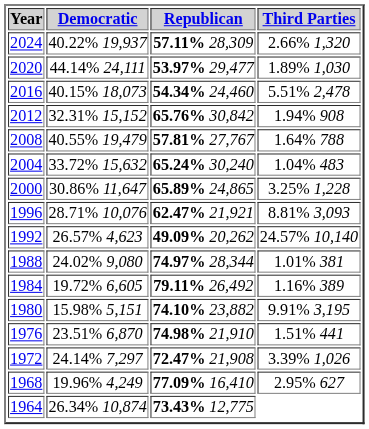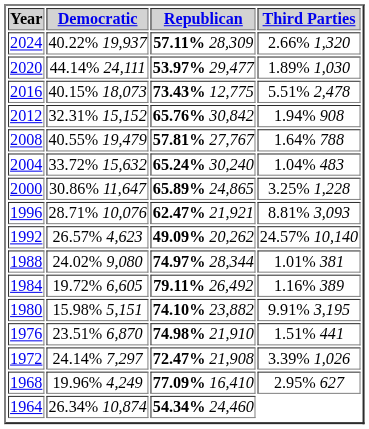(203, 91) 54.34% 24,460 -> (203, 91) 73.43% 12,775
(203, 406) 73.43% 12,775 -> (203, 406) 54.34% 24,460
